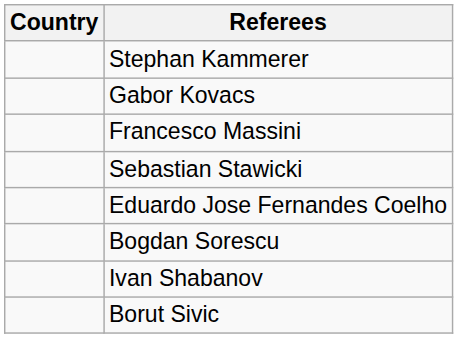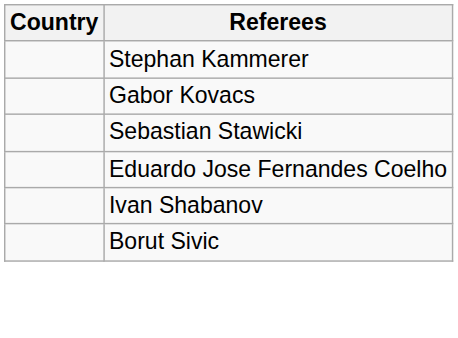- row: (205, 132)
- row: (194, 242)
